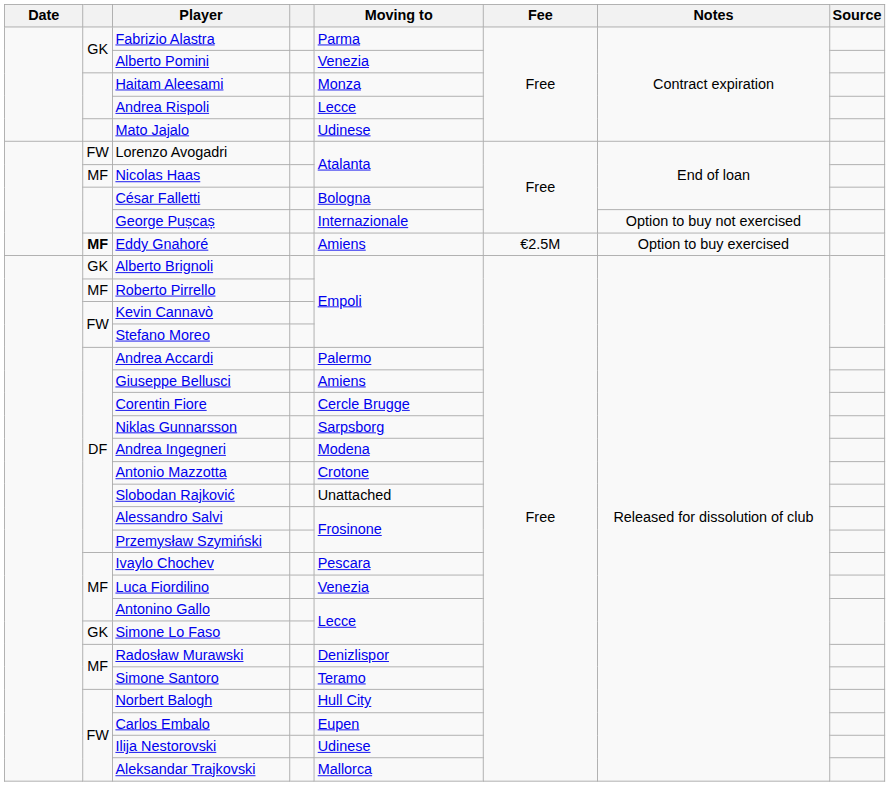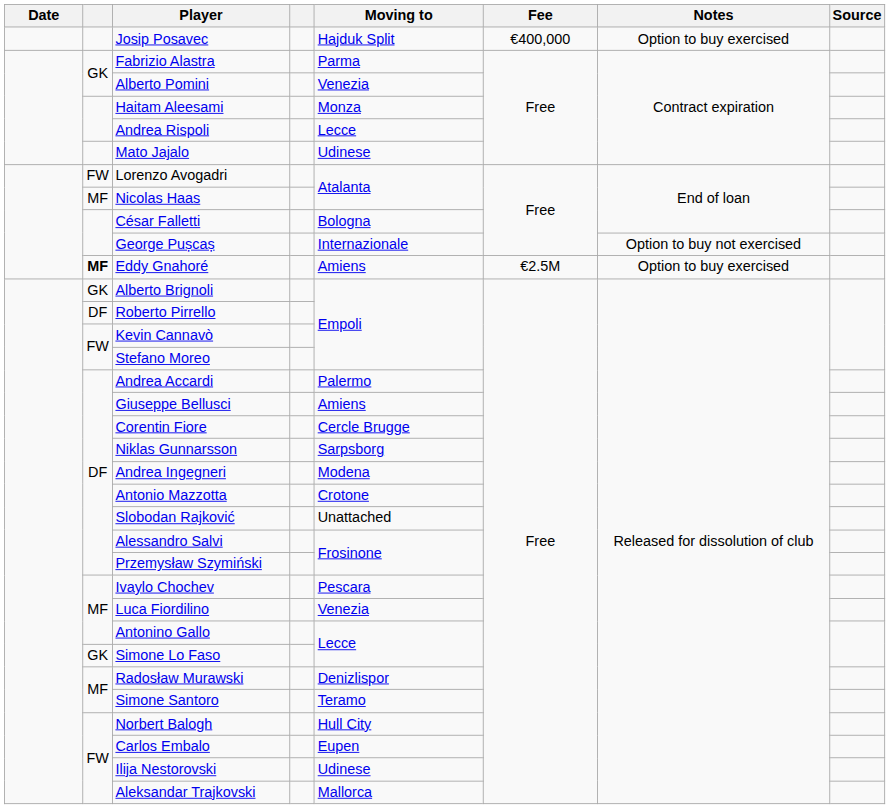+ row: (162, 38)
(98, 289) MF -> (98, 312) DF
